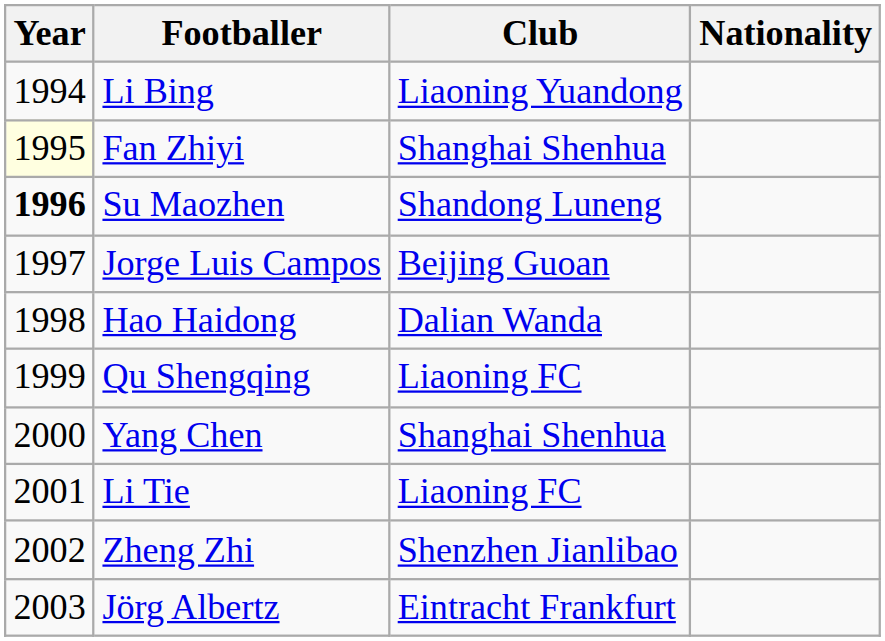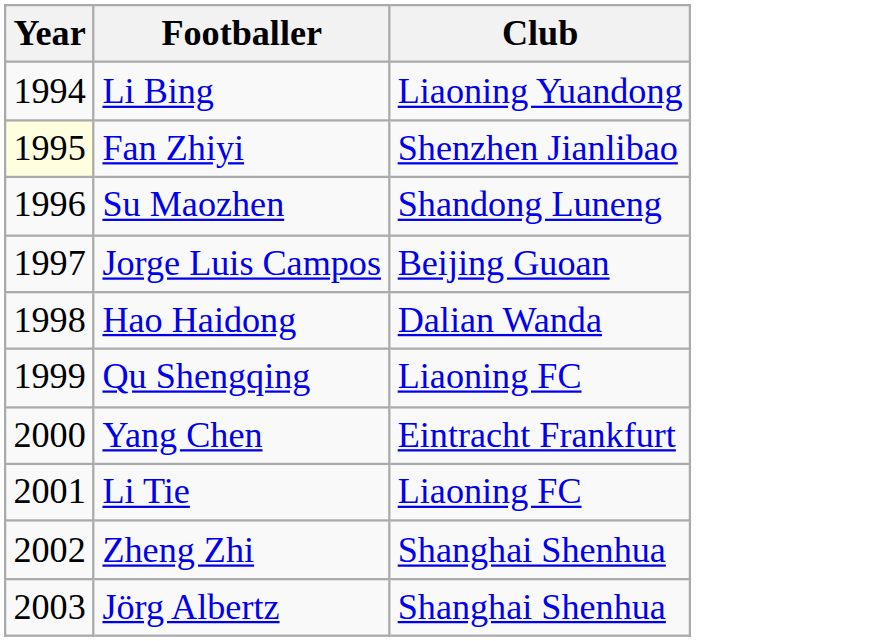- column: (786, 33)
(532, 147) Shanghai Shenhua -> (538, 147) Shenzhen Jianlibao
(50, 205) bold -> (50, 205) normal
(532, 434) Shanghai Shenhua -> (537, 434) Eintracht Frankfurt
(538, 549) Shenzhen Jianlibao -> (532, 549) Shanghai Shenhua
(537, 606) Eintracht Frankfurt -> (532, 606) Shanghai Shenhua
